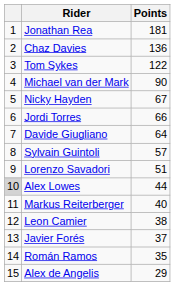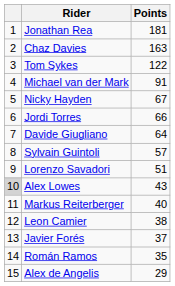(158, 48) 136 -> (158, 48) 163
(161, 83) 90 -> (161, 83) 91
(161, 186) 44 -> (161, 186) 43
